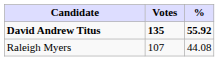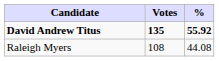(156, 47) 107 -> (156, 47) 108
